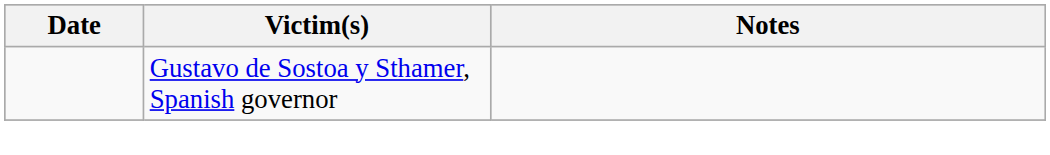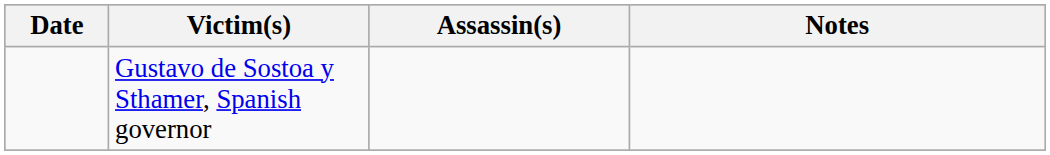+ column: (499, 25)
